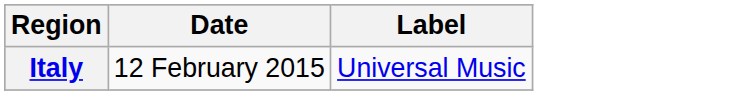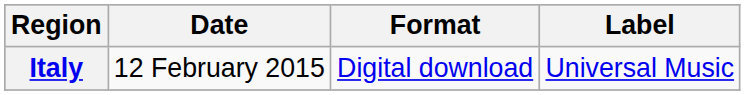+ column: (435, 25)
